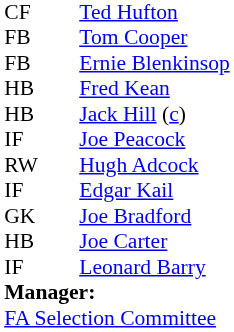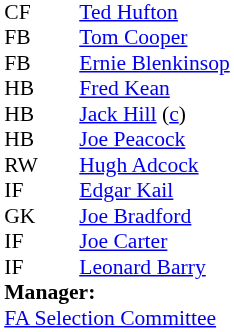(14, 138) IF -> (19, 138) HB
(19, 240) HB -> (14, 240) IF
